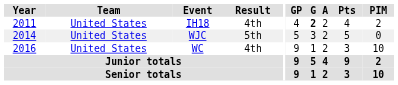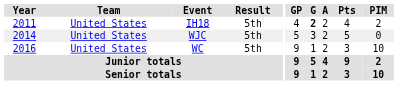(253, 23) 4th -> (253, 23) 5th
(253, 49) 4th -> (253, 49) 5th
